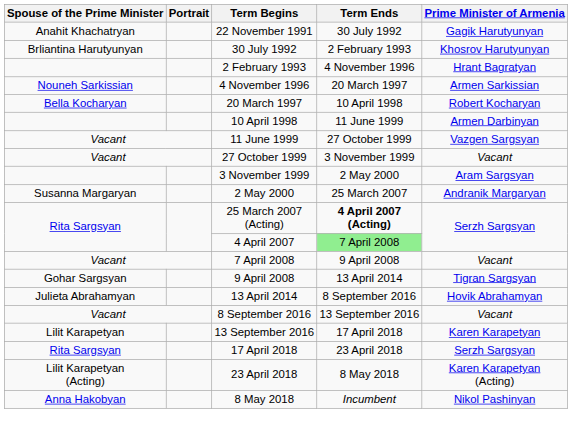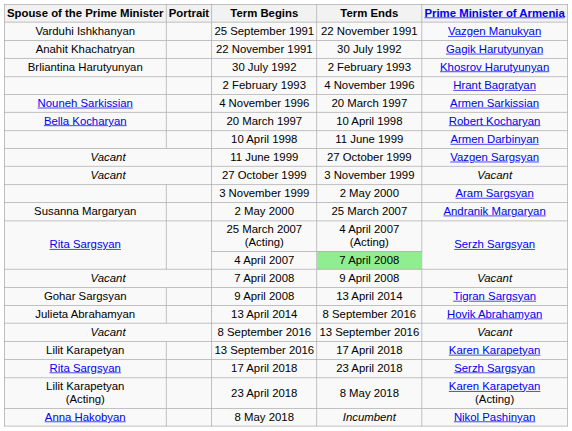+ row: (264, 31)
(369, 218) bold -> (369, 236) normal
